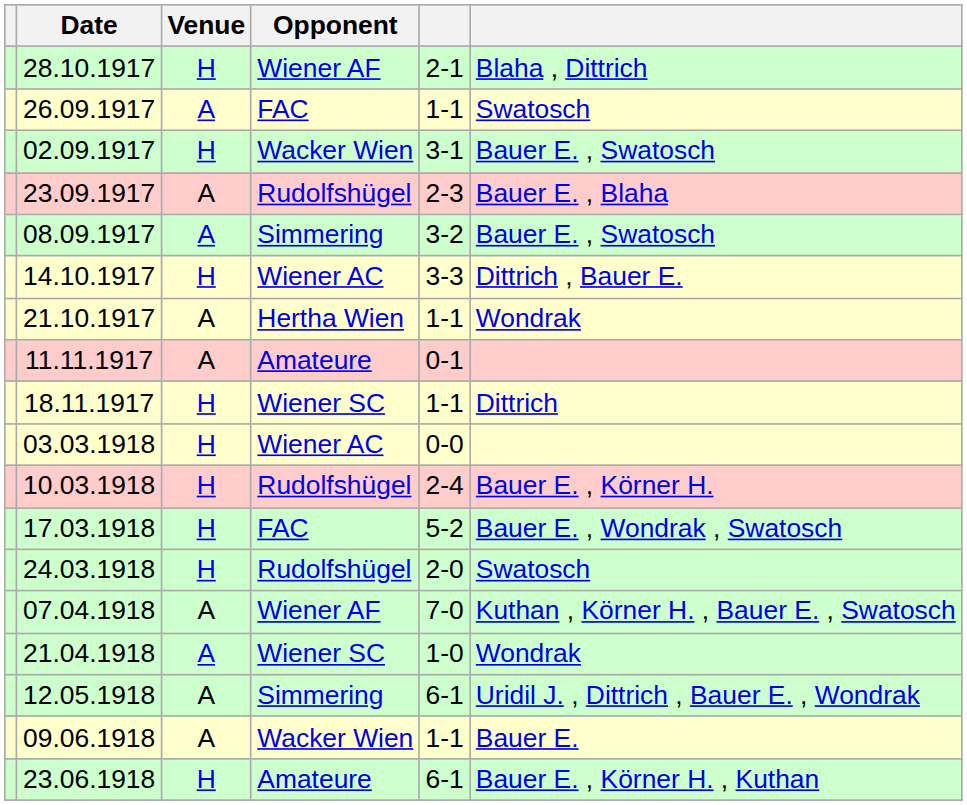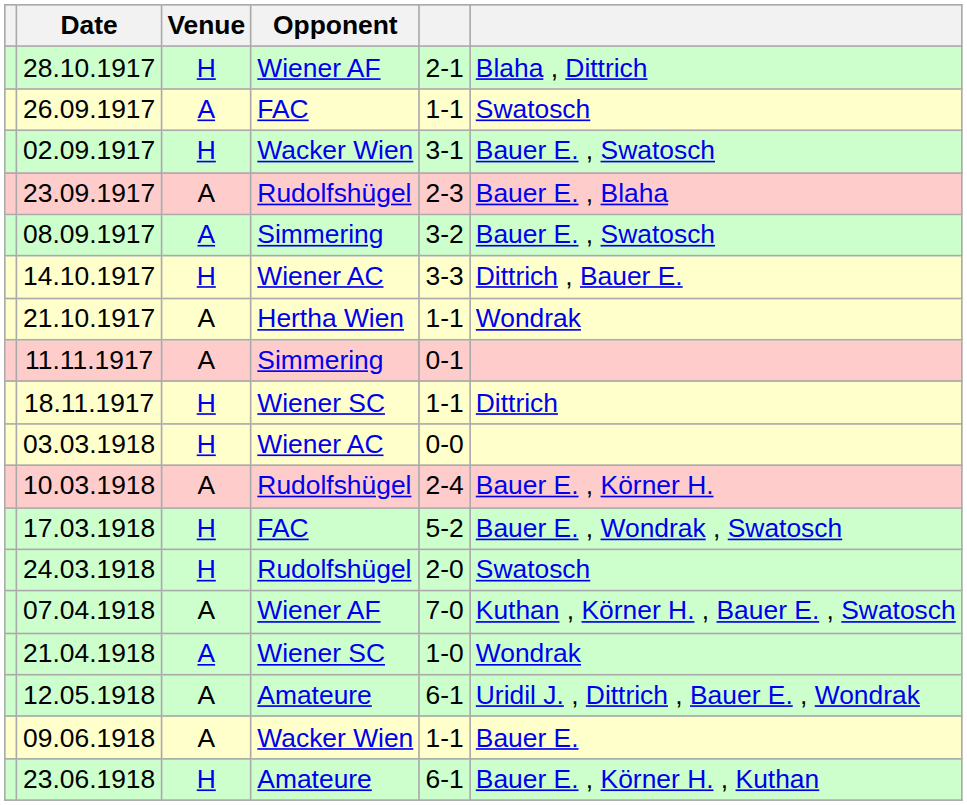(315, 360) Amateure -> (320, 360) Simmering
(206, 485) H -> (206, 485) A
(320, 695) Simmering -> (315, 695) Amateure
